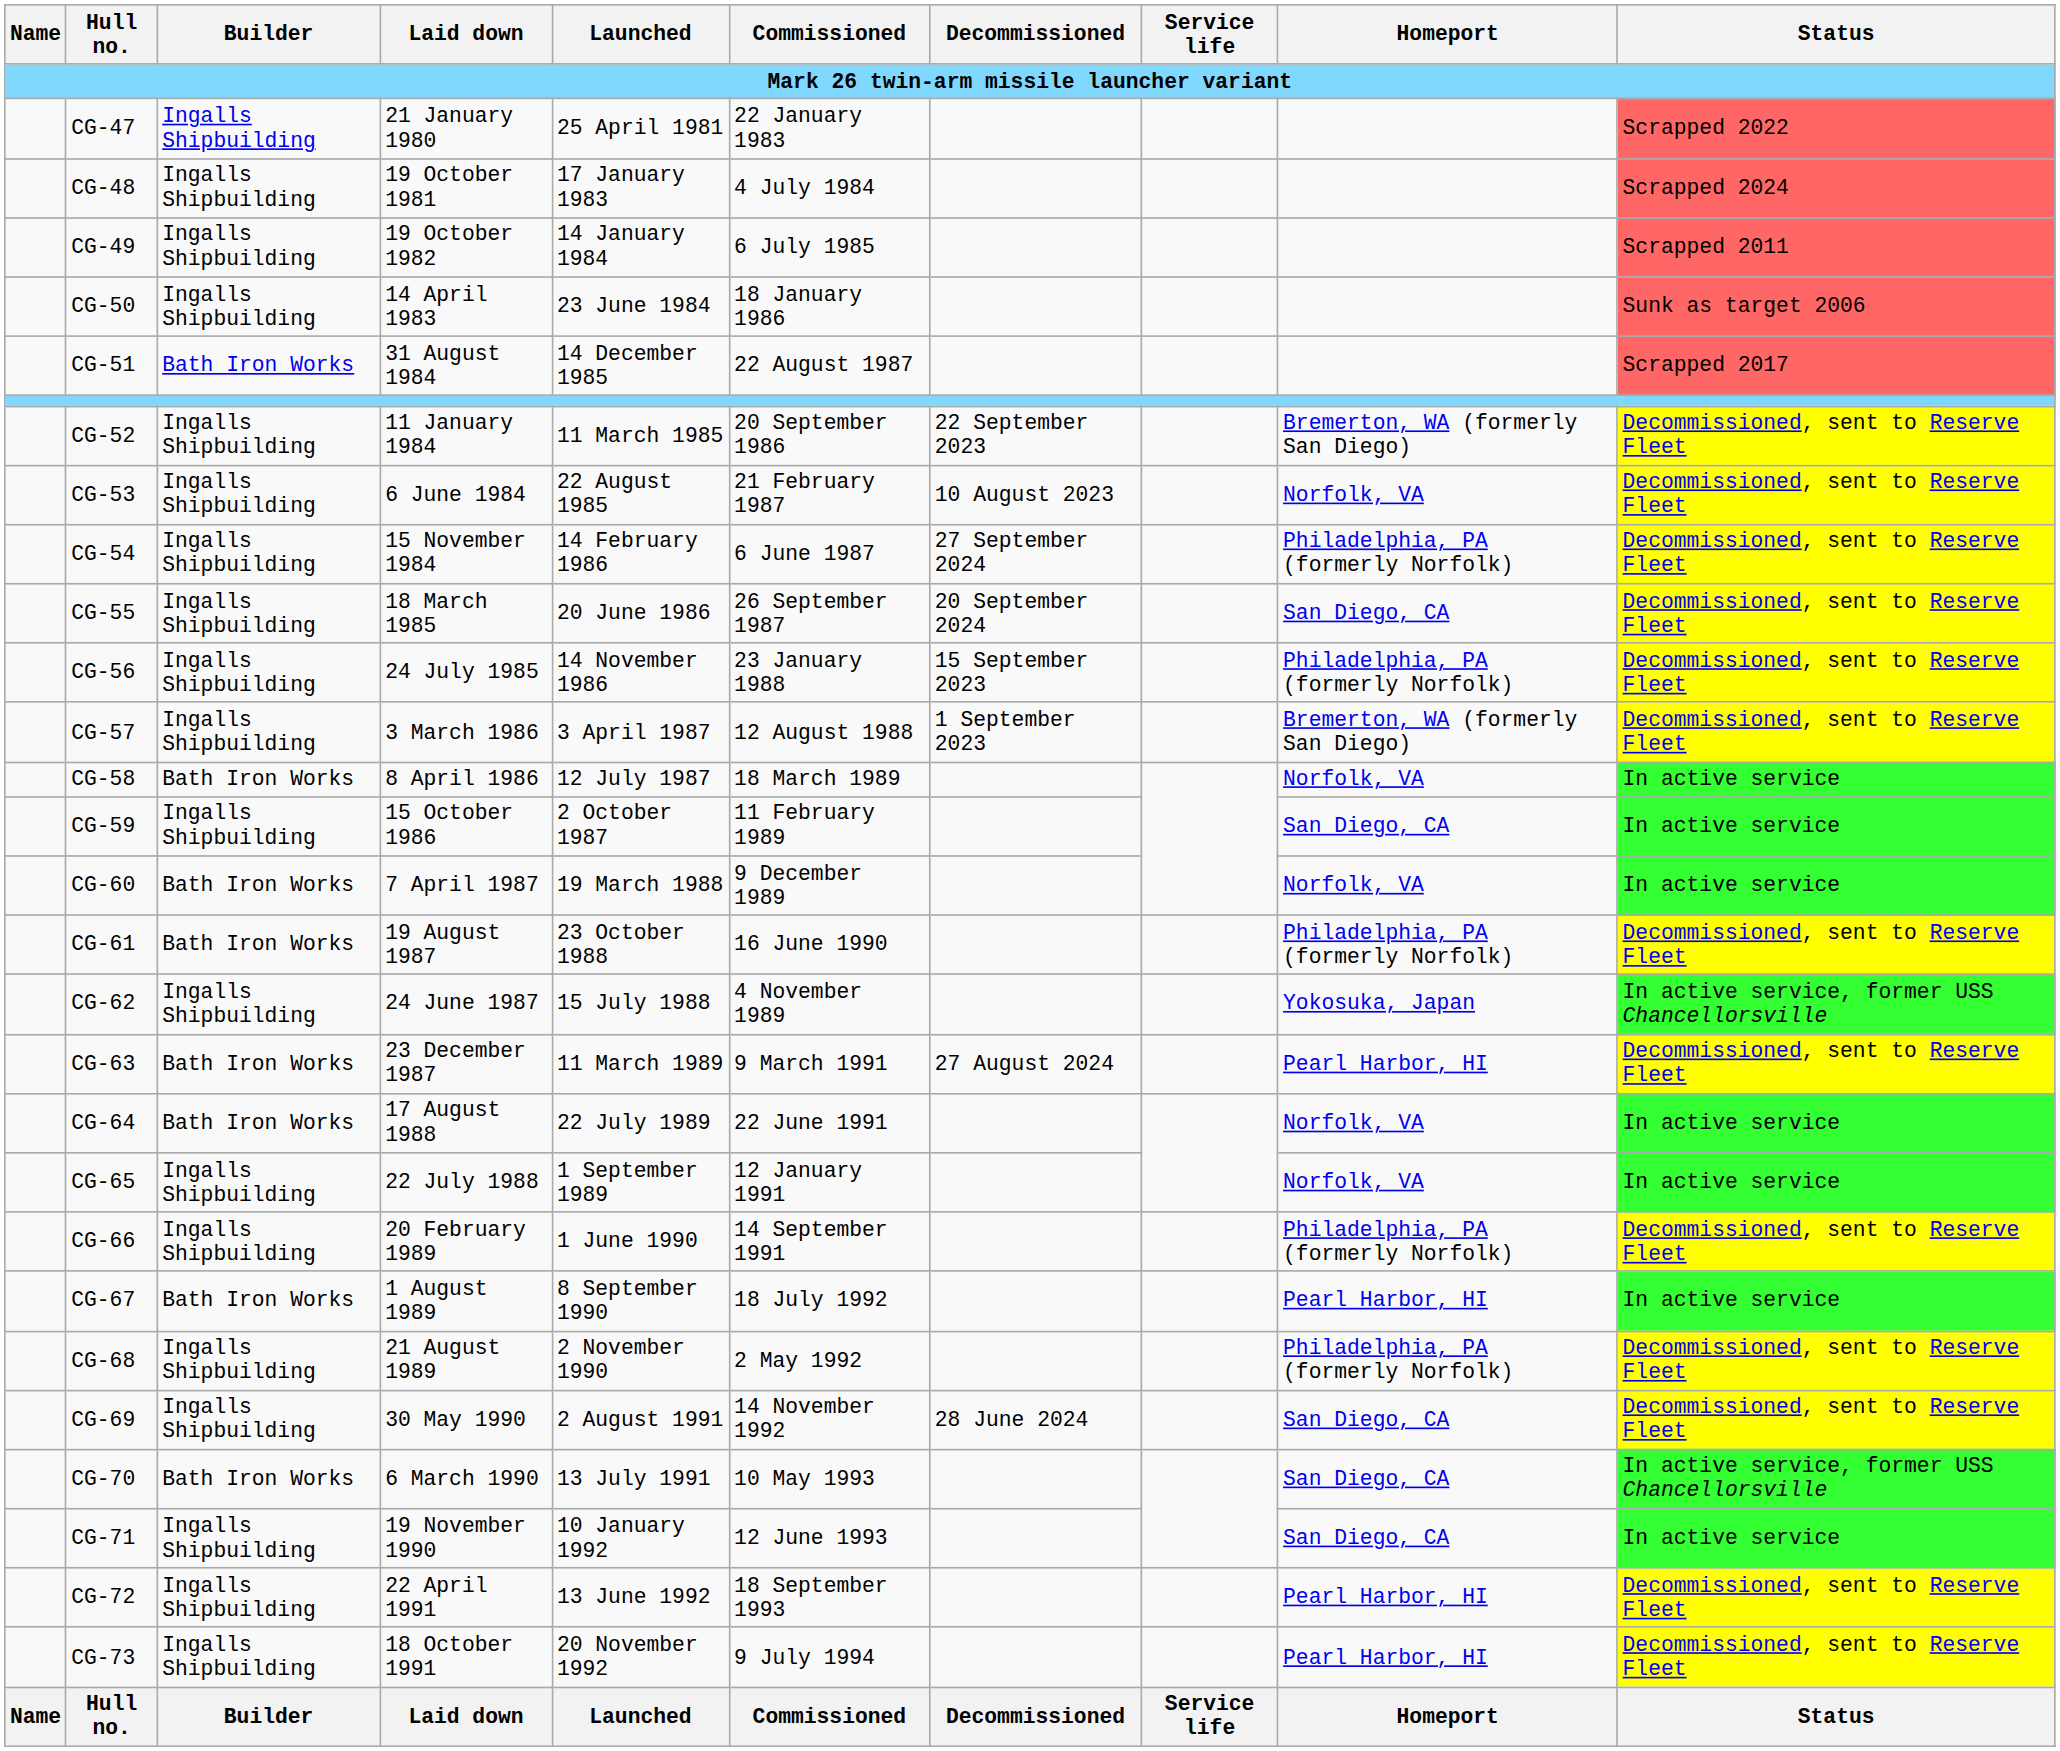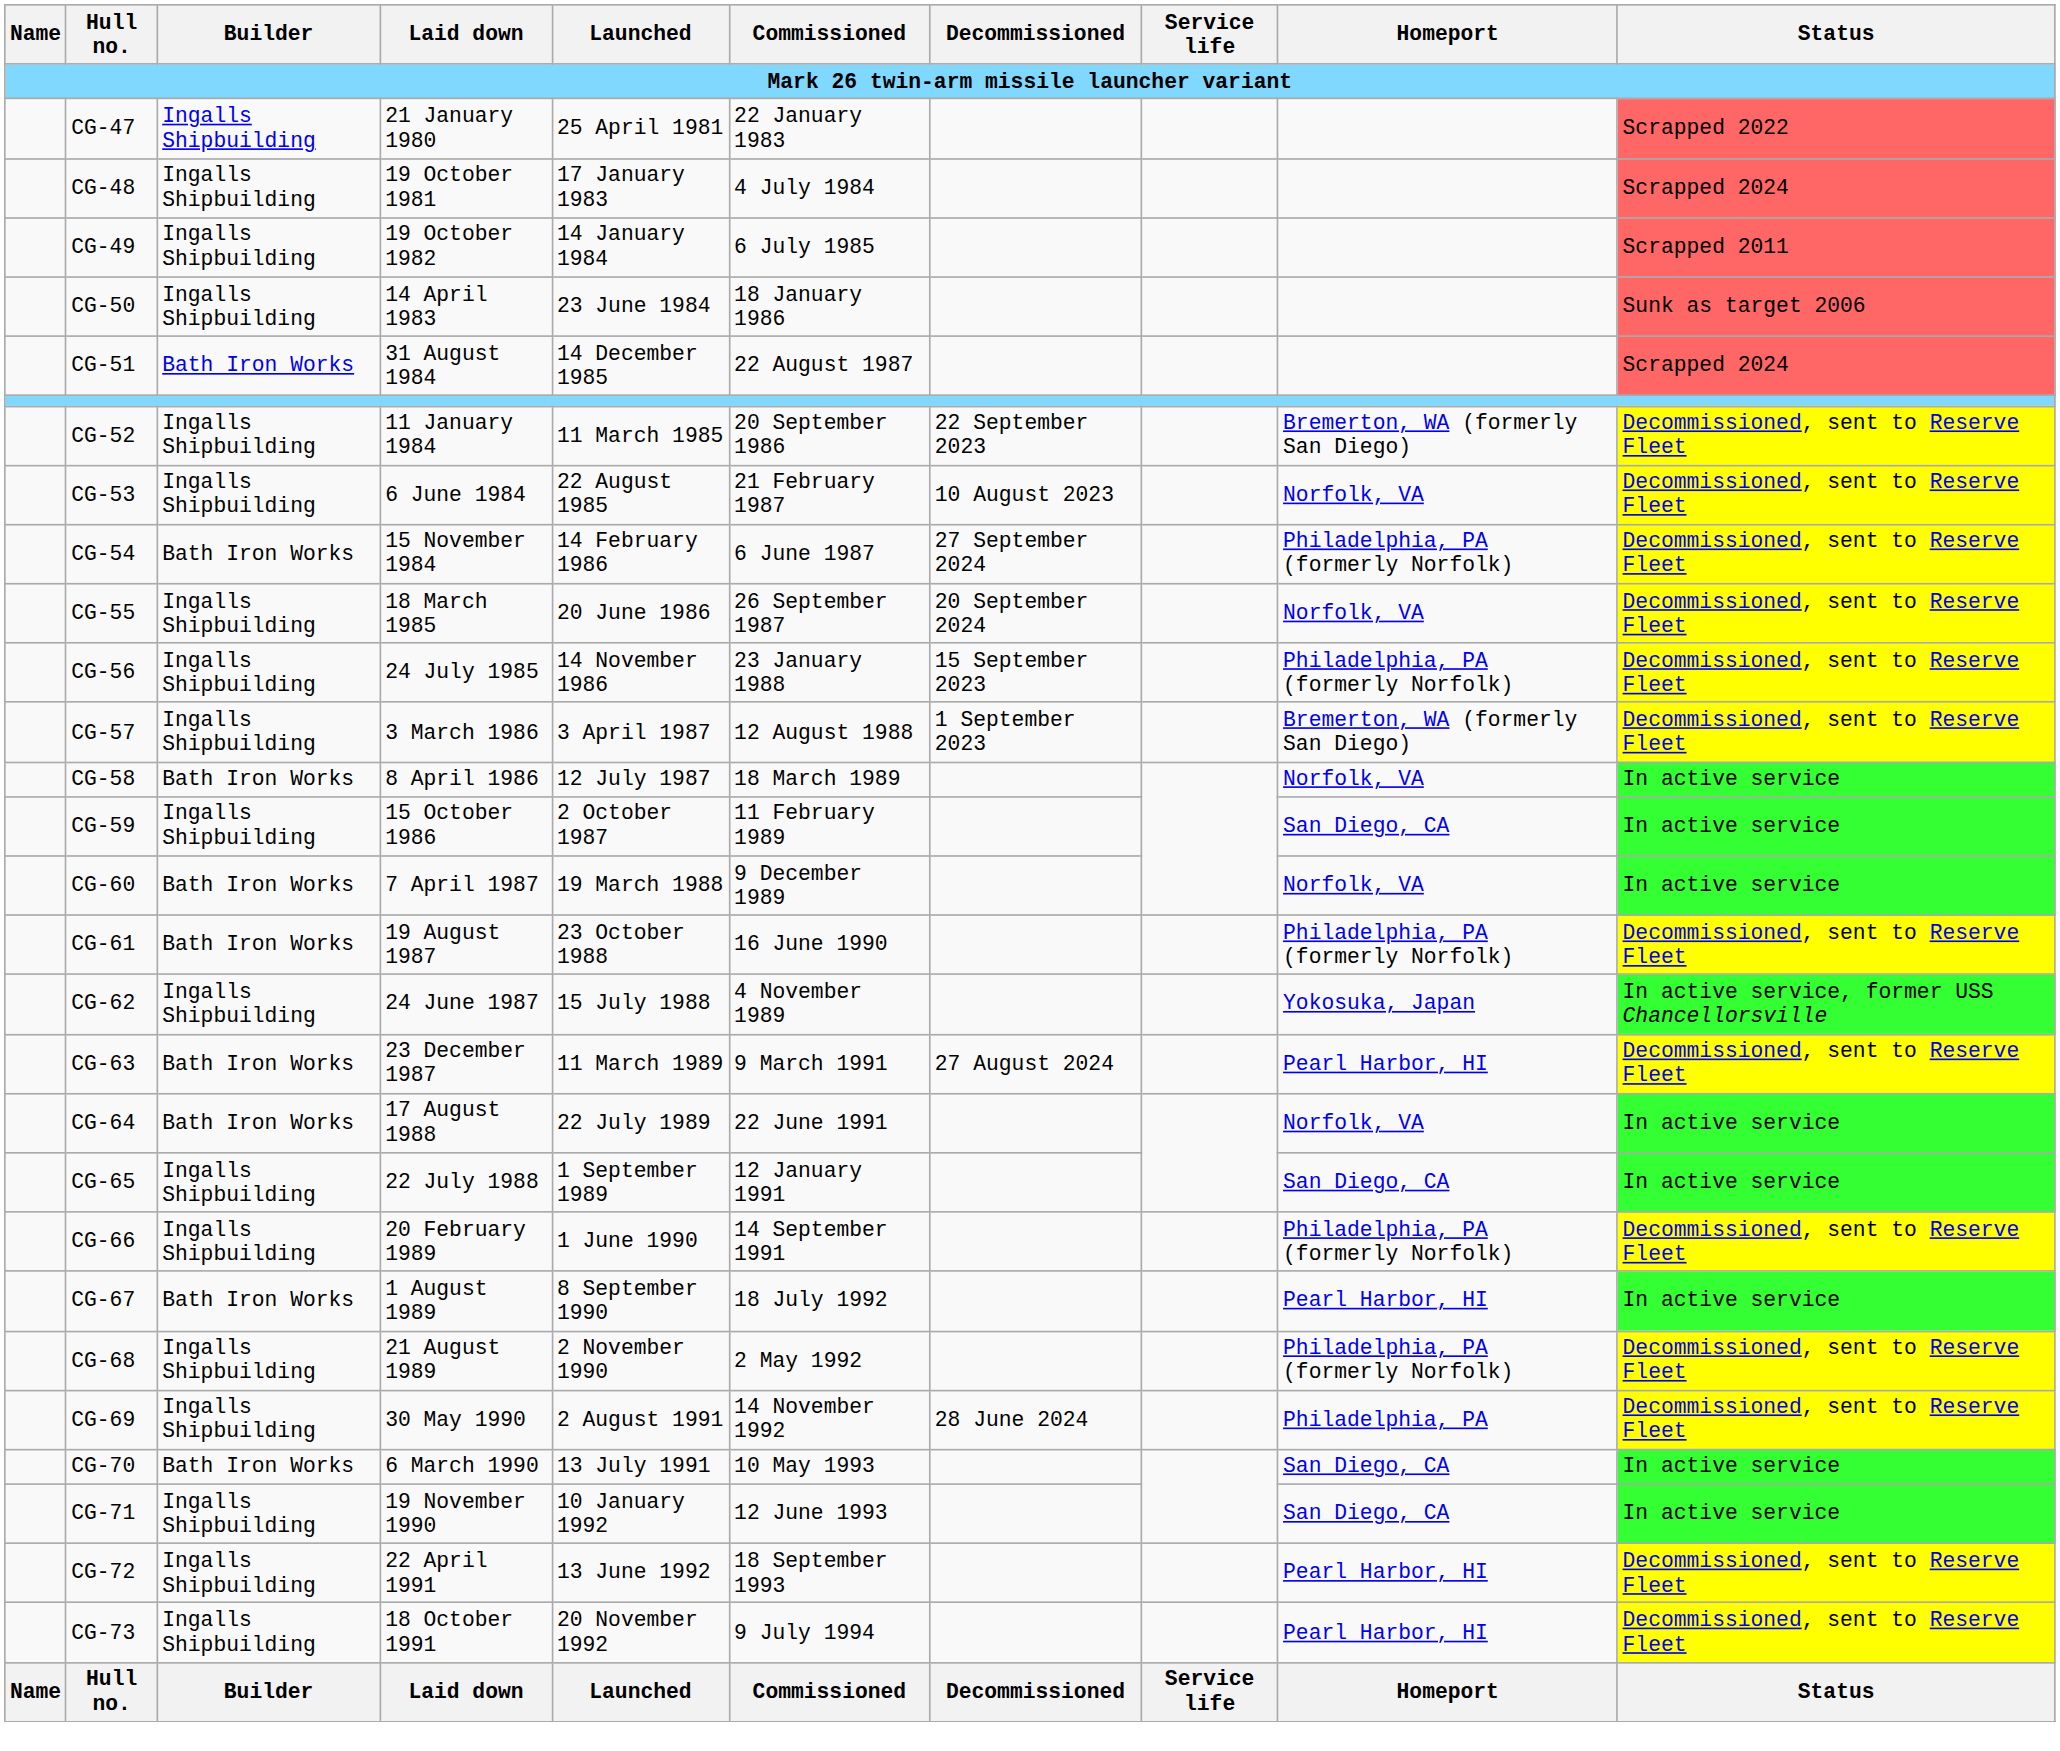(1706, 366) Scrapped 2017 -> (1706, 366) Scrapped 2024
(239, 554) Ingalls Shipbuilding -> (258, 554) Bath Iron Works
(1366, 614) San Diego, CA -> (1353, 614) Norfolk, VA
(1353, 1182) Norfolk, VA -> (1366, 1182) San Diego, CA
(1366, 1420) San Diego, CA -> (1385, 1420) Philadelphia, PA
(1808, 1479) In active service, former USS Chancellorsville -> (1731, 1467) In active service
